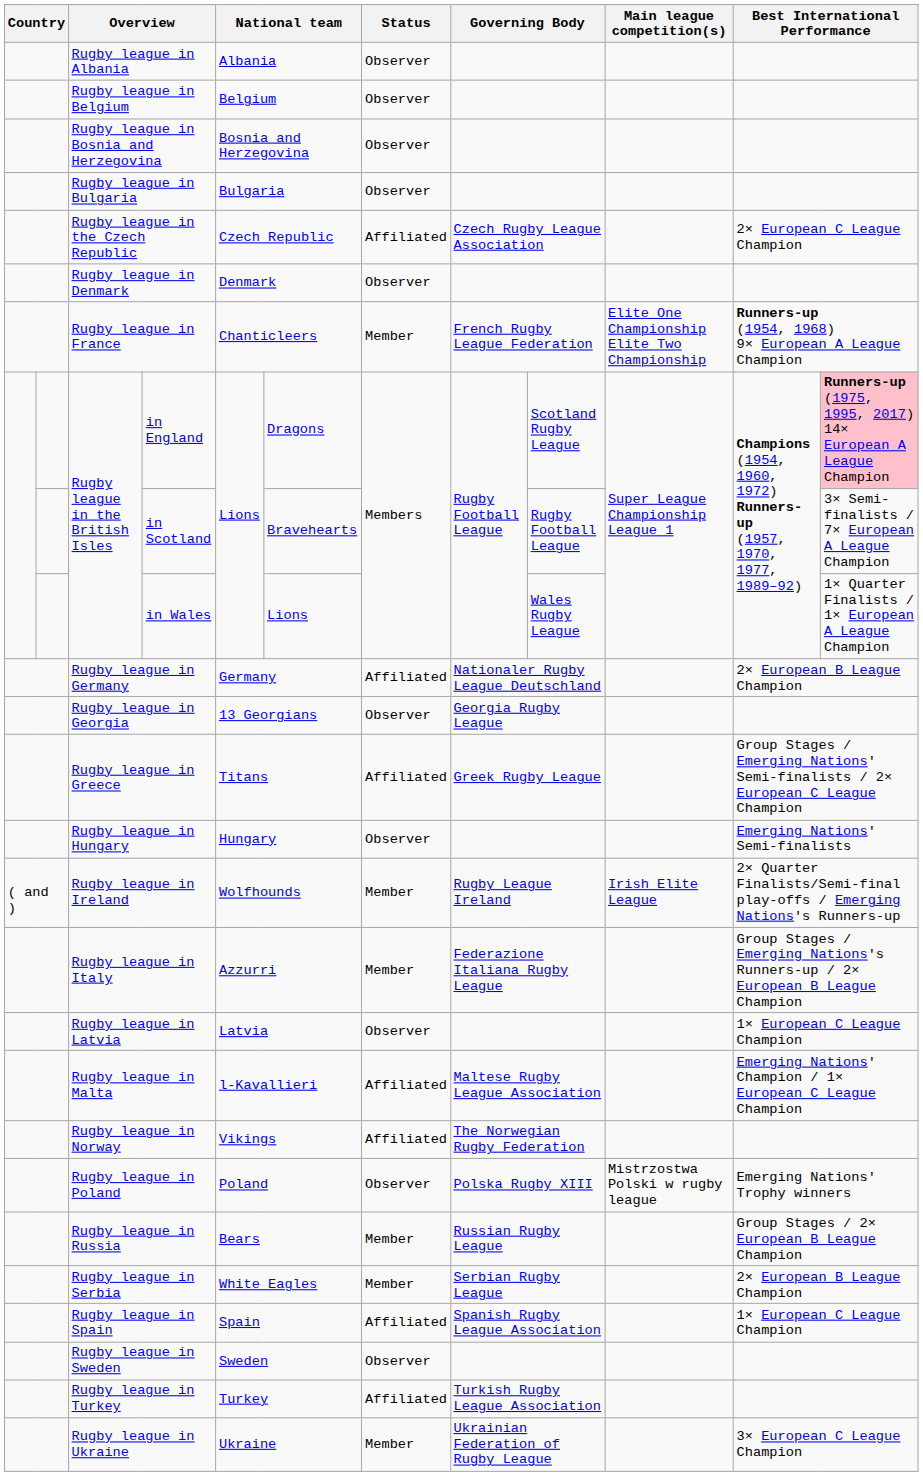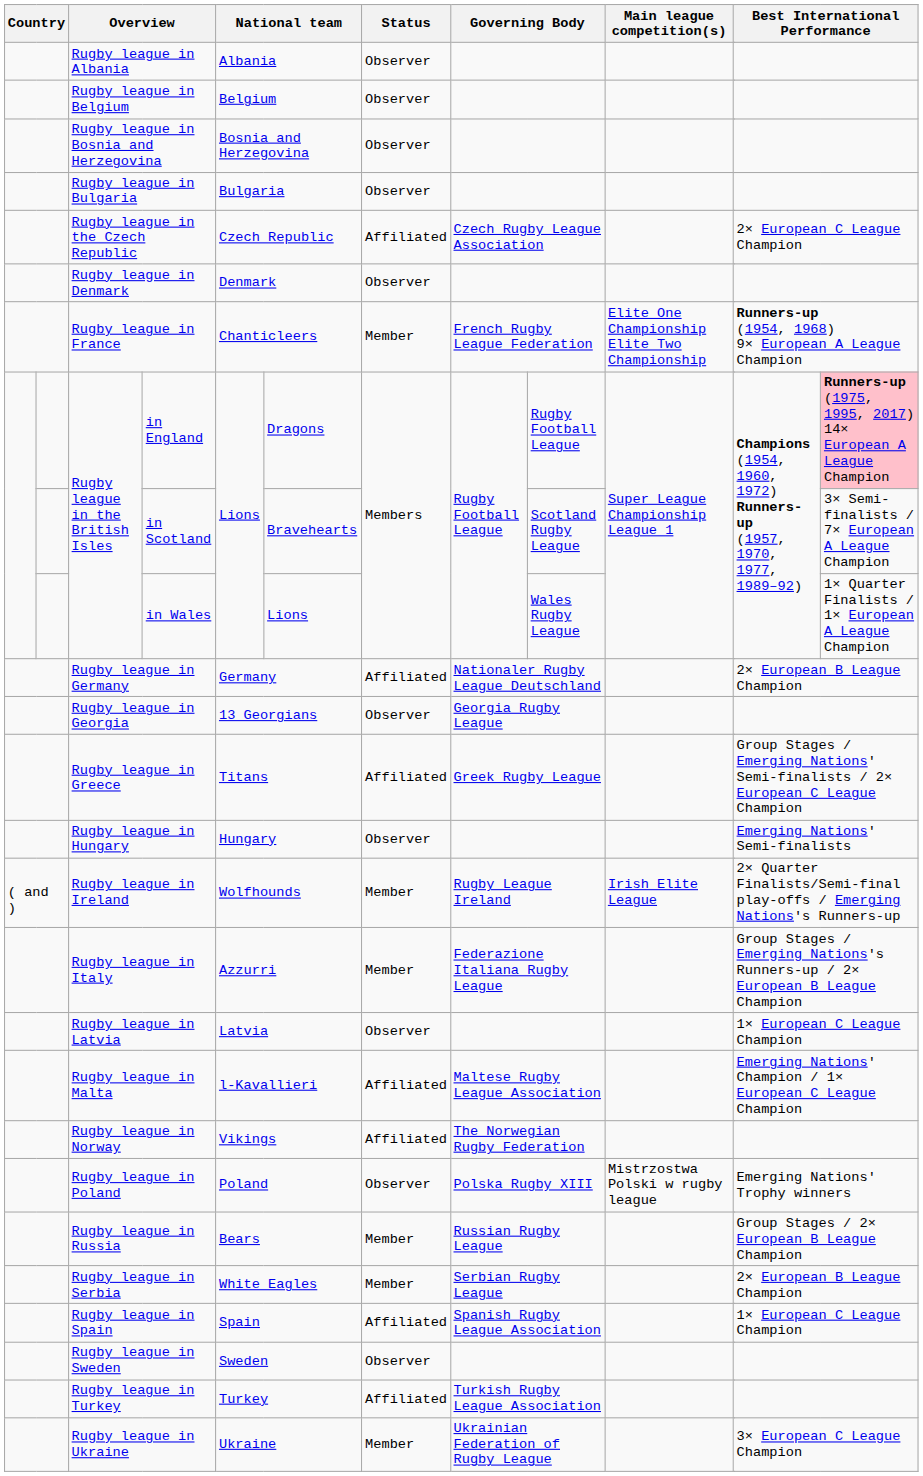(563, 430) Scotland Rugby League -> (563, 430) Rugby Football League
(563, 531) Rugby Football League -> (563, 531) Scotland Rugby League
